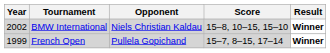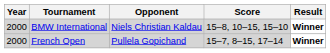(17, 27) 2002 -> (17, 27) 2000
(17, 41) 1999 -> (17, 41) 2000
